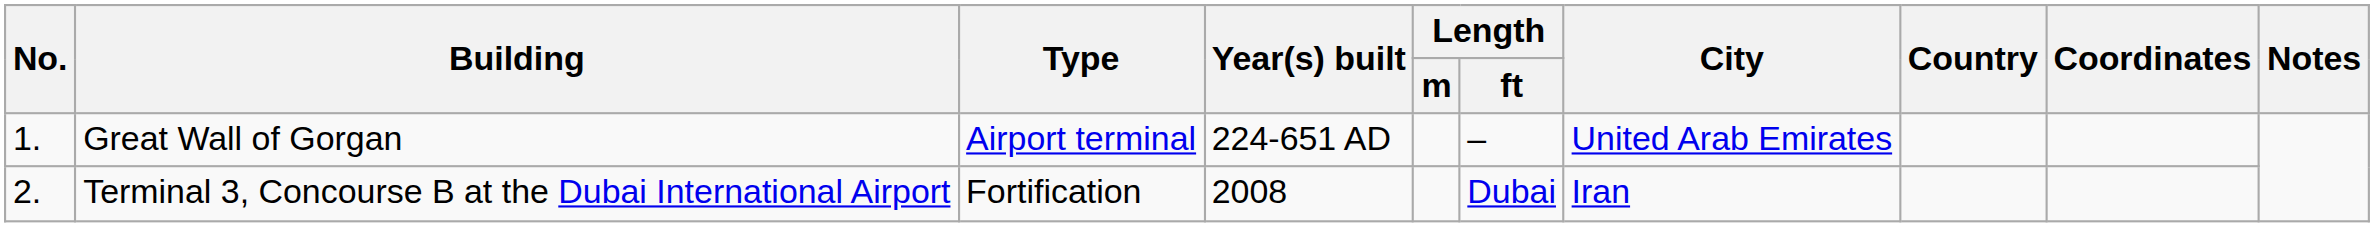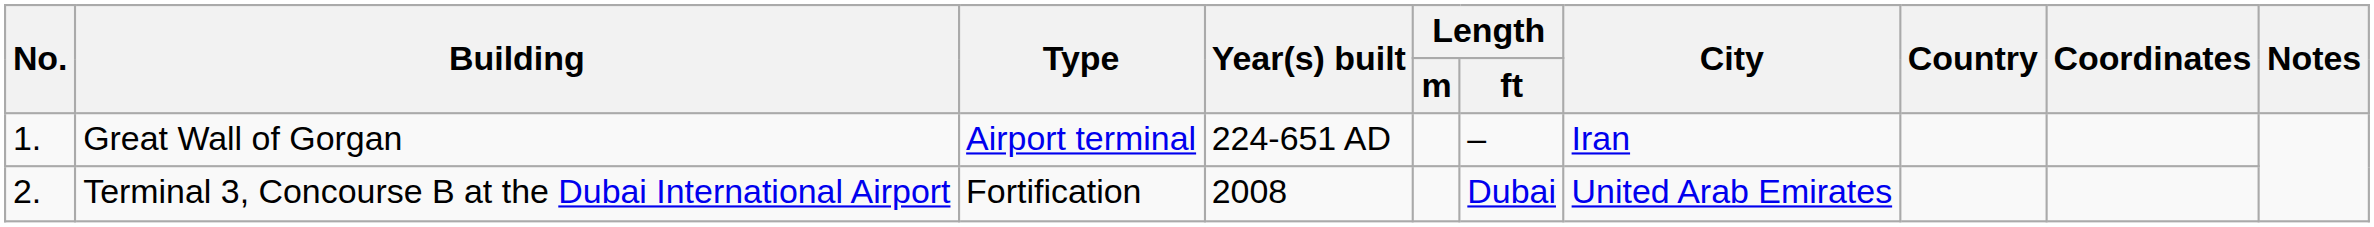(1732, 138) United Arab Emirates -> (1601, 138) Iran
(1601, 192) Iran -> (1732, 192) United Arab Emirates
